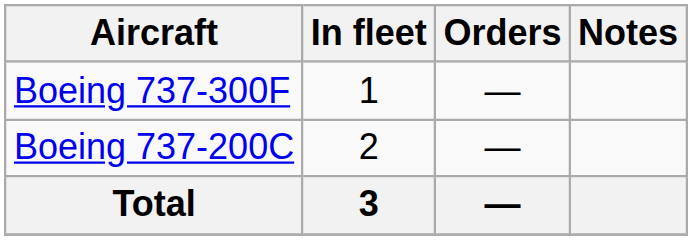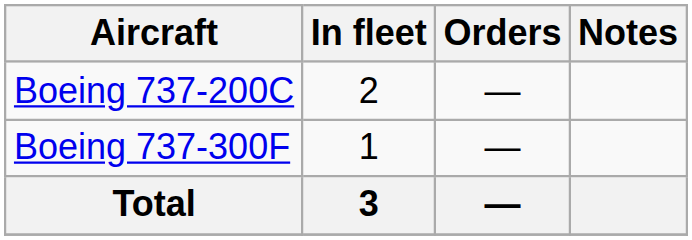rows swapped: (154, 147) <-> (152, 90)
